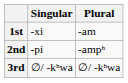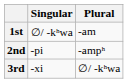(37, 31) -xi -> (52, 32) ∅/ -kʰwa
(52, 68) ∅/ -kʰwa -> (37, 68) -xi
